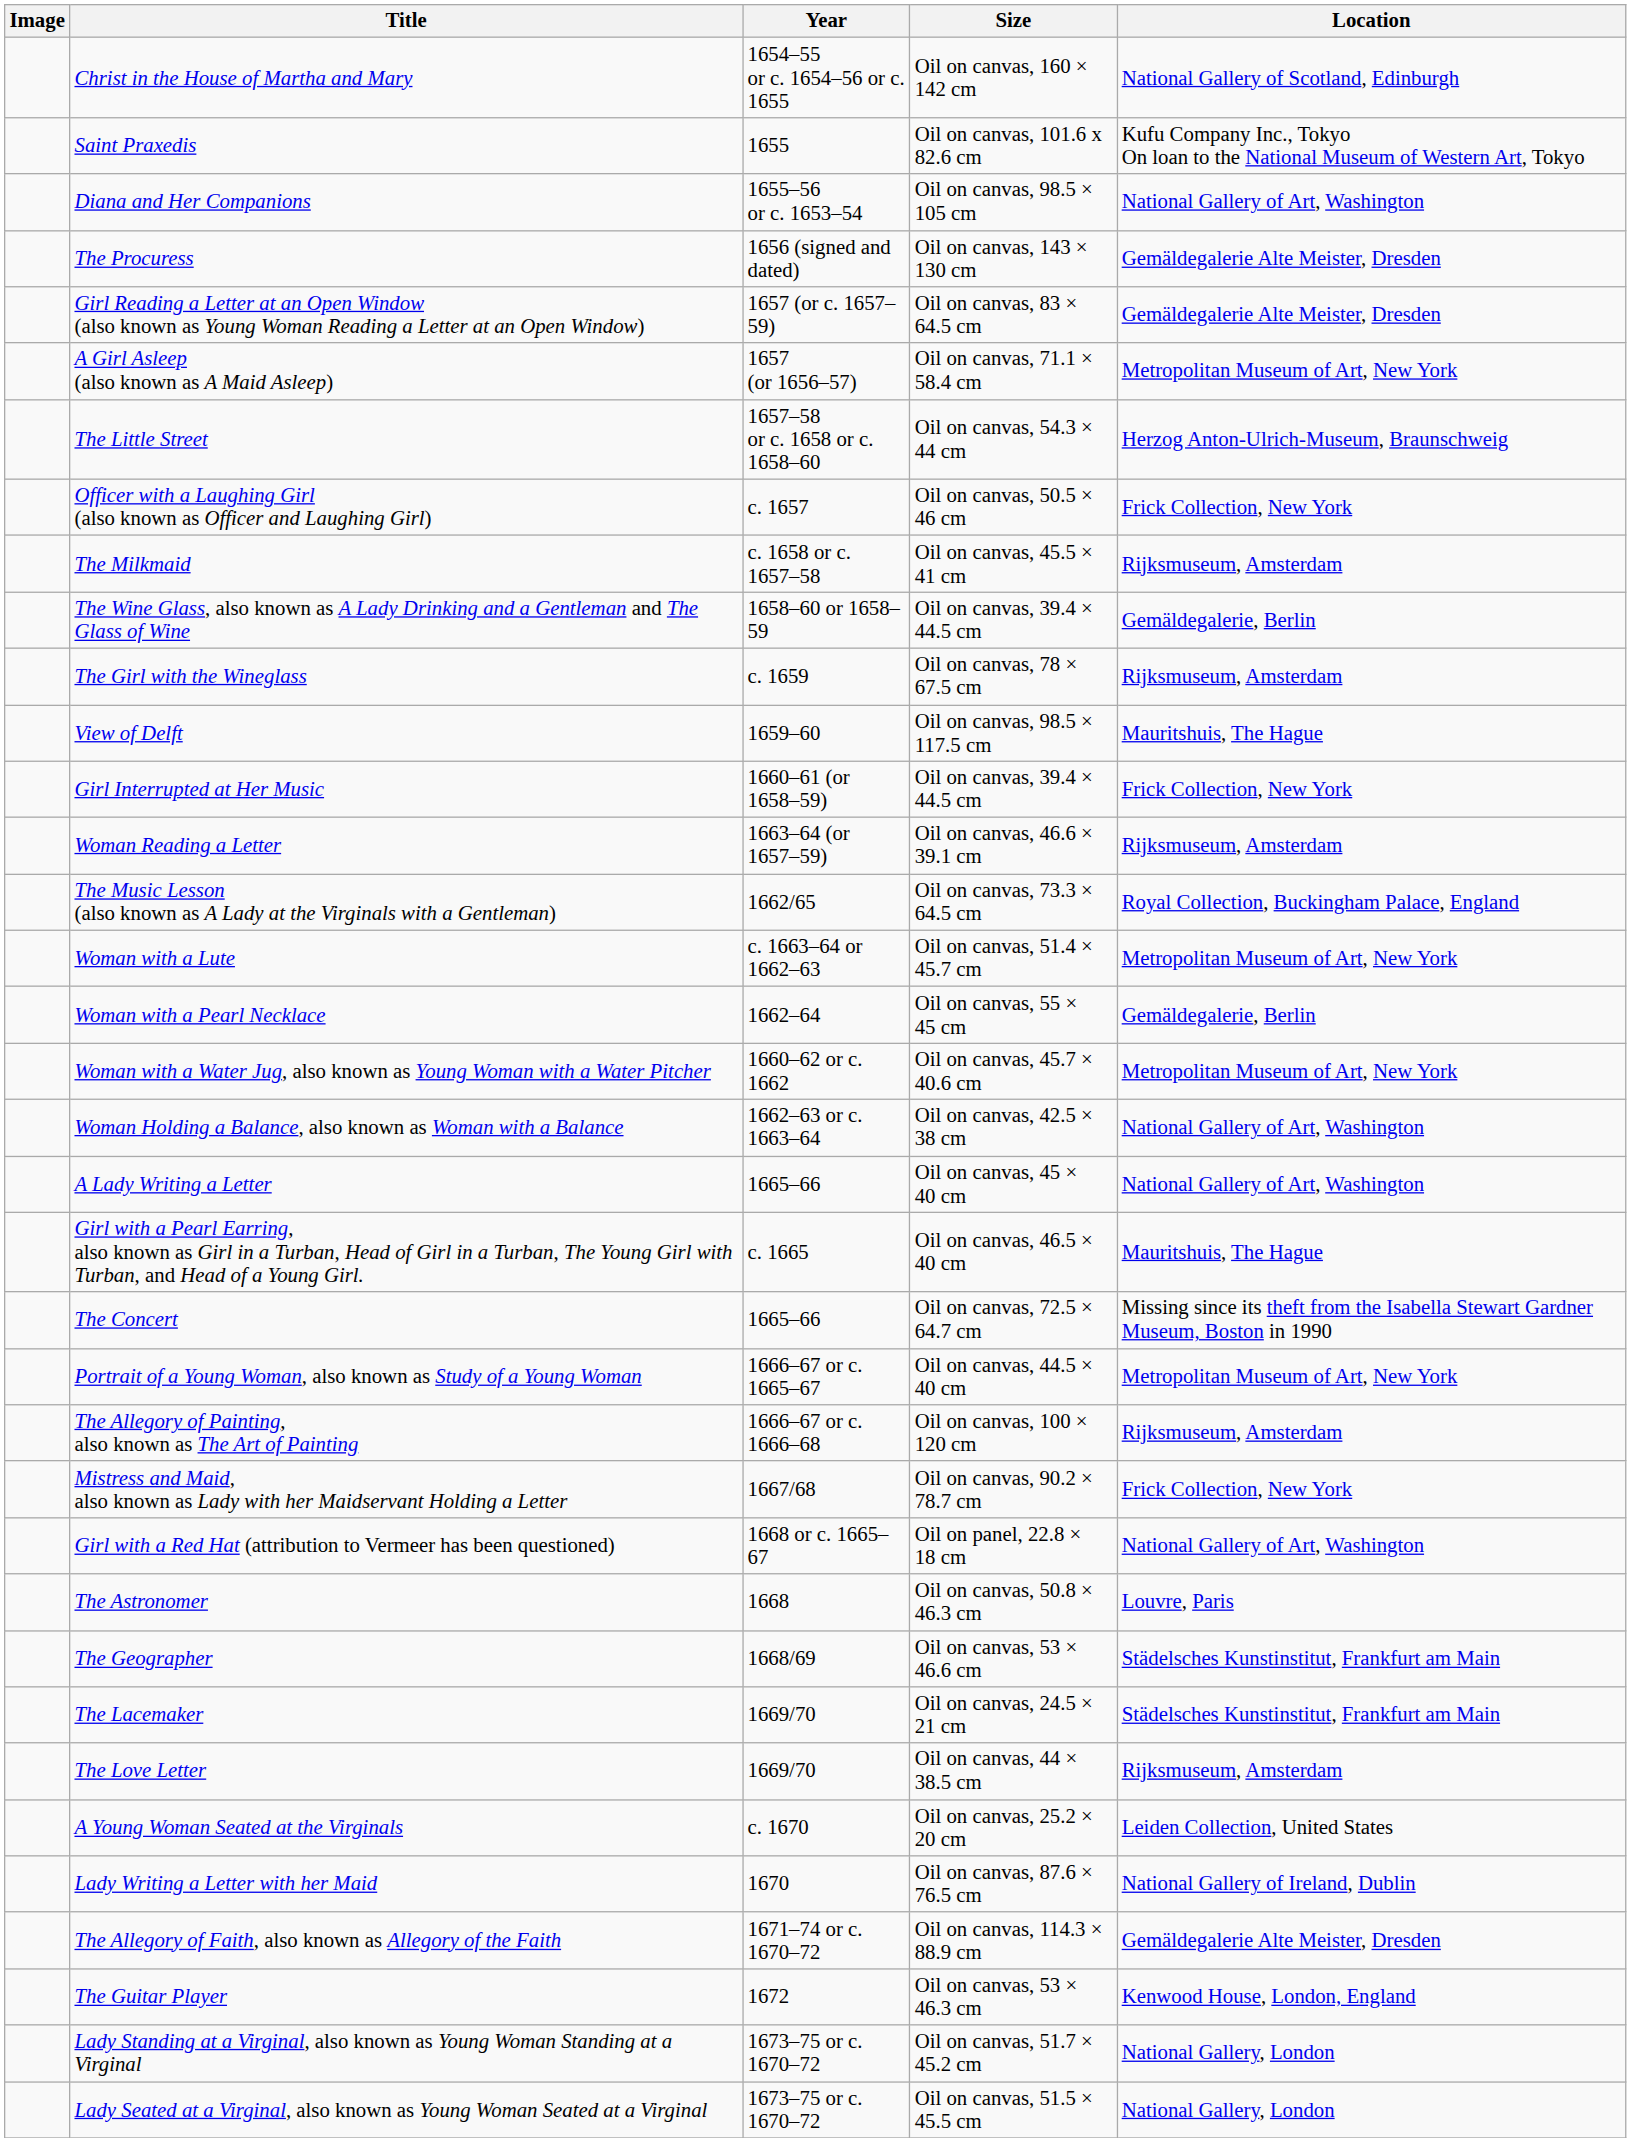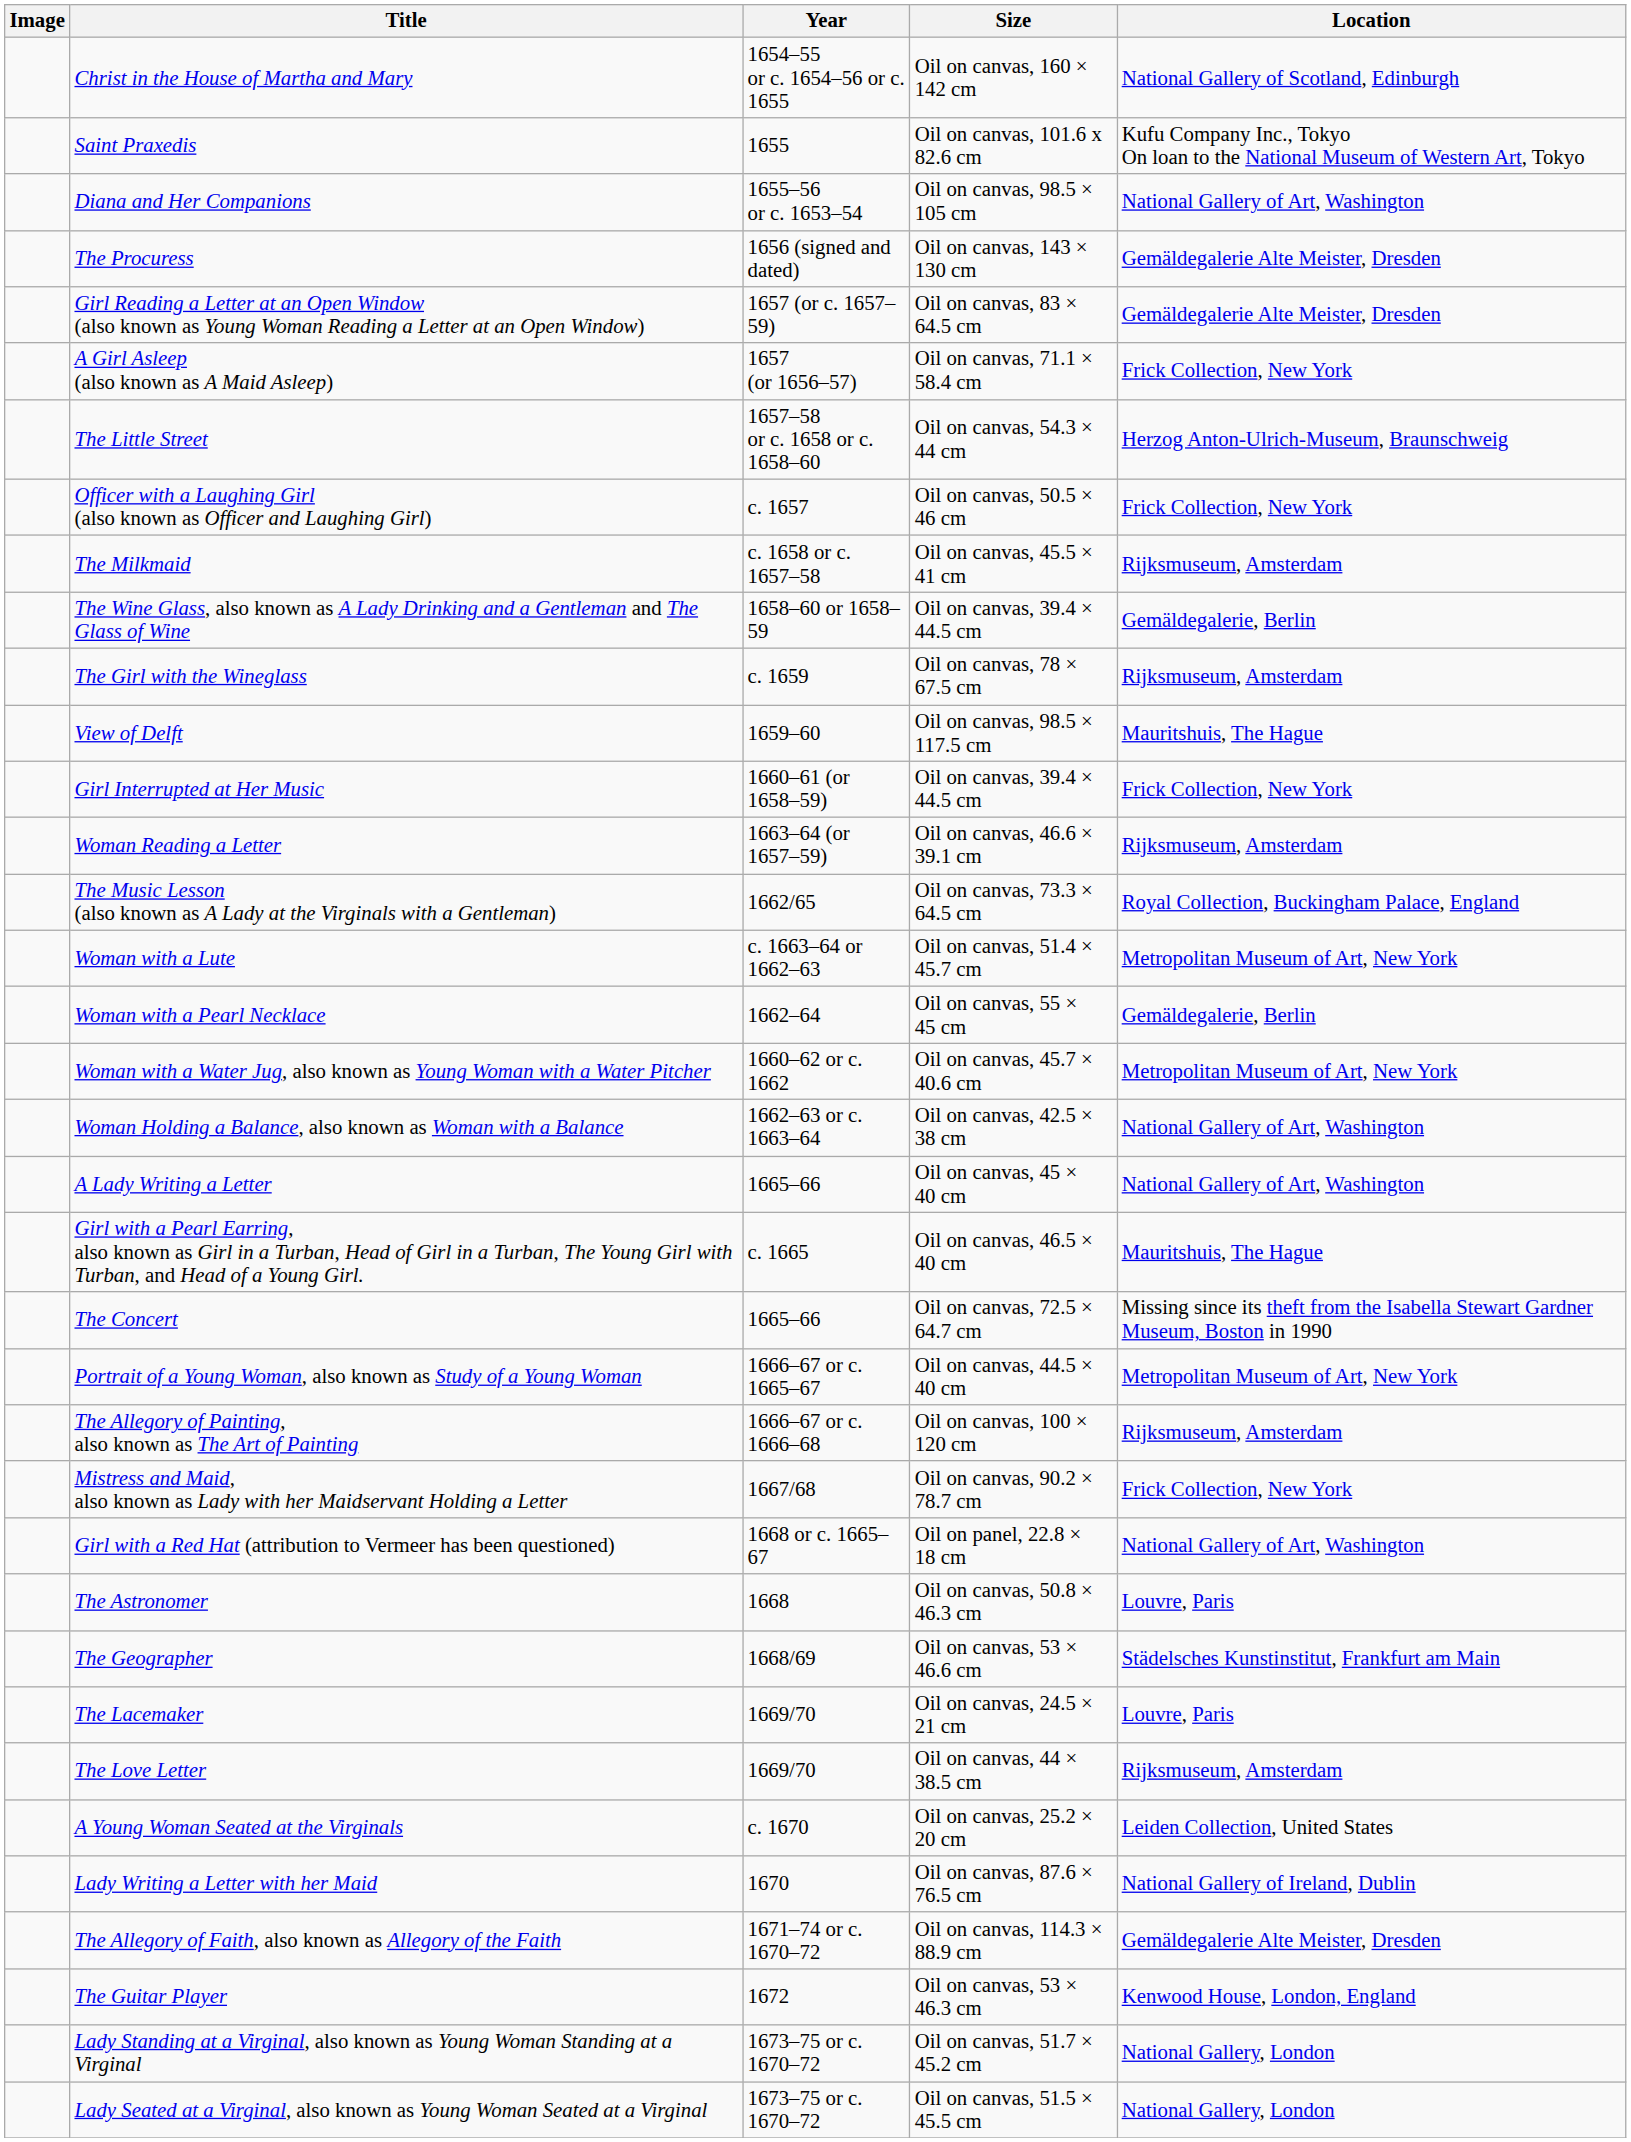(1290, 371) Metropolitan Museum of Art, New York -> (1237, 371) Frick Collection, New York
(1311, 1714) Städelsches Kunstinstitut, Frankfurt am Main -> (1178, 1714) Louvre, Paris
